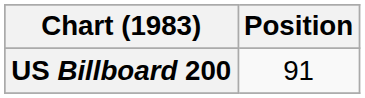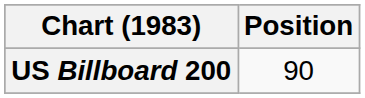(299, 70) 91 -> (299, 70) 90
